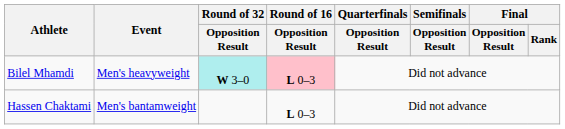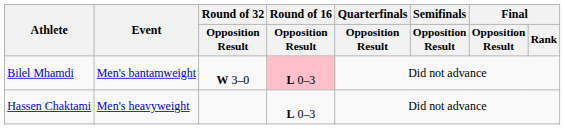(143, 73) Men's heavyweight -> (146, 73) Men's bantamweight
(233, 80) paleturquoise background -> (233, 80) no background
(146, 107) Men's bantamweight -> (143, 107) Men's heavyweight
